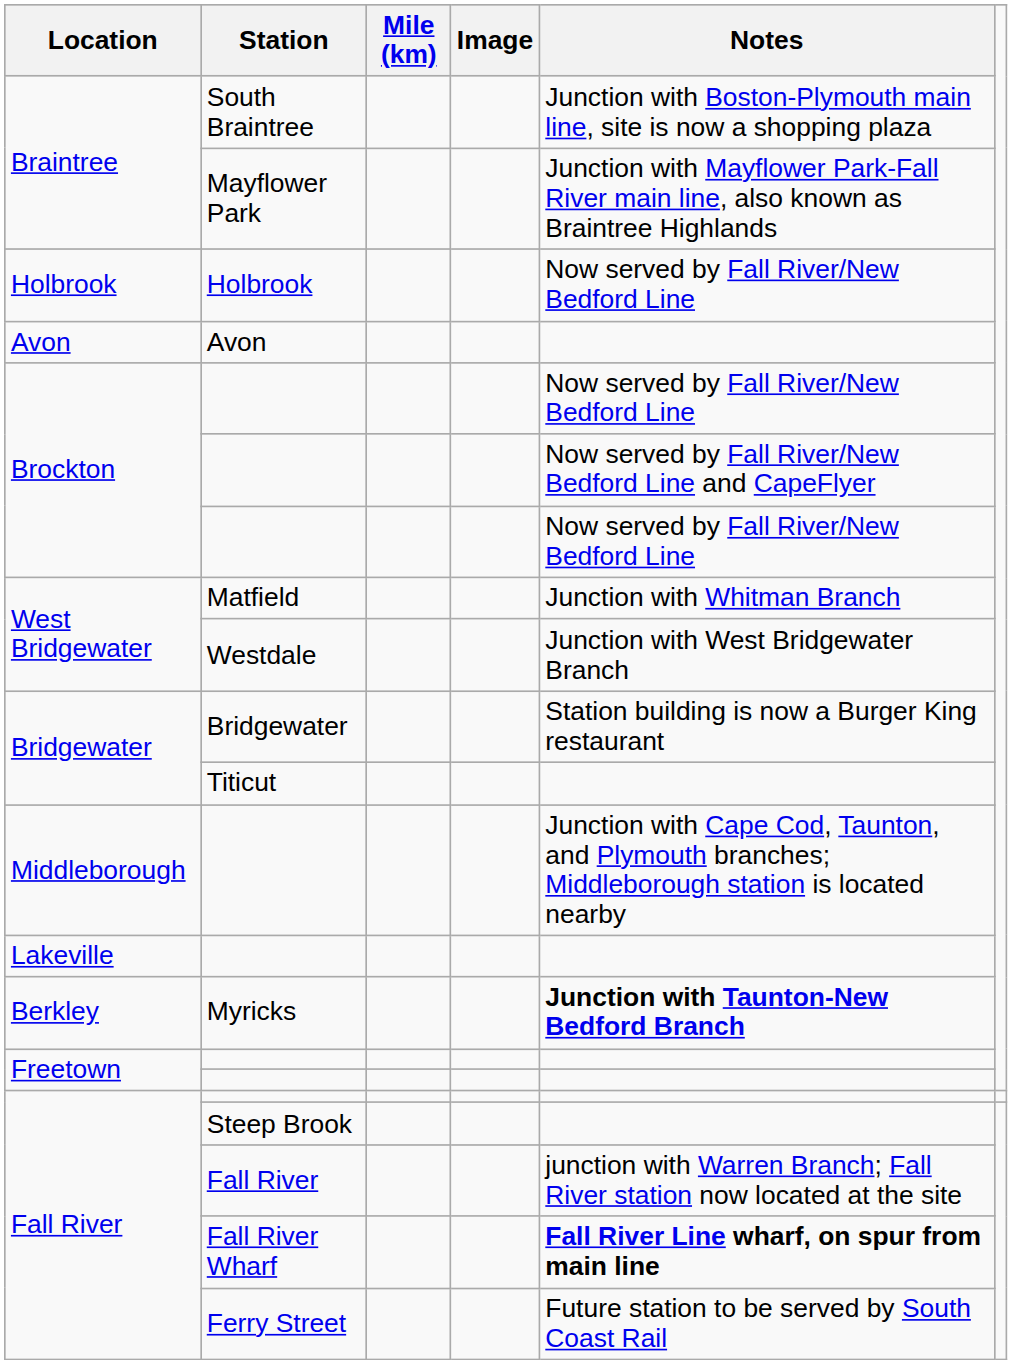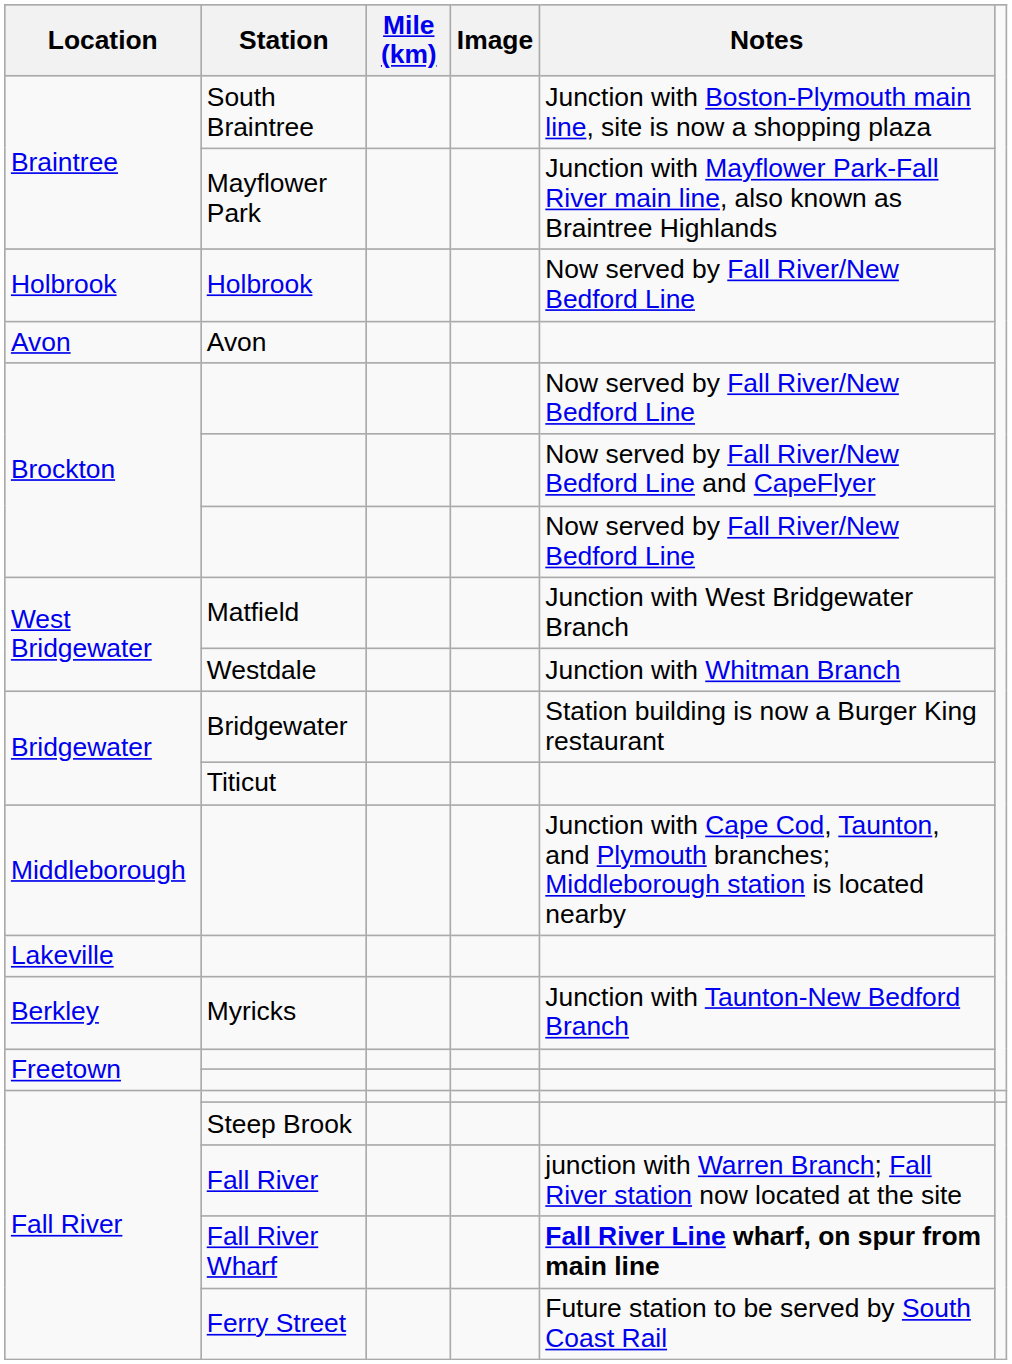(723, 597) Junction with Whitman Branch -> (729, 612) Junction with West Bridgewater Branch
(729, 654) Junction with West Bridgewater Branch -> (723, 669) Junction with Whitman Branch
(717, 1012) bold -> (753, 1012) normal
